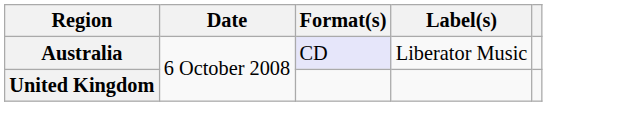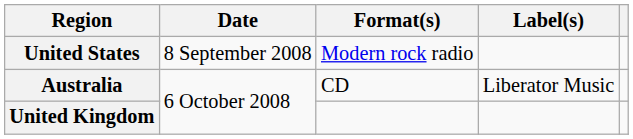+ row: (82, 52)
(314, 52) lavender background -> (335, 85) no background
